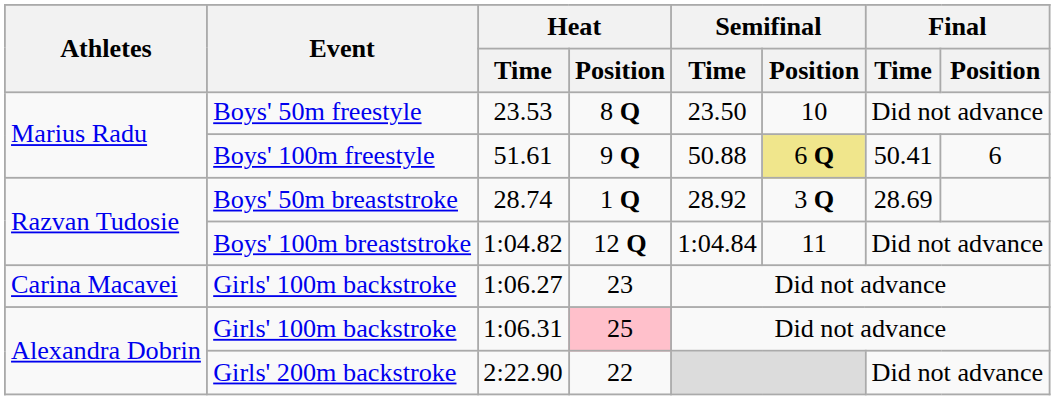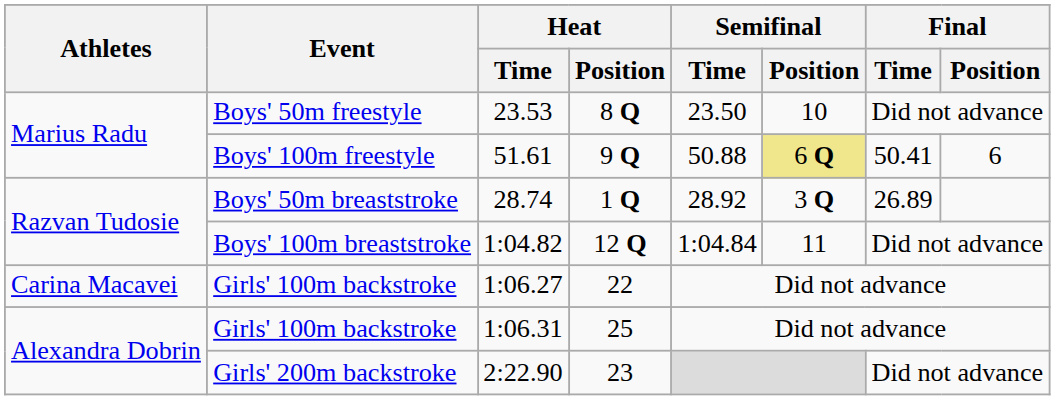(903, 199) 28.69 -> (903, 199) 26.89
(620, 285) 23 -> (620, 285) 22
(620, 329) pink background -> (620, 329) no background
(620, 372) 22 -> (620, 372) 23
